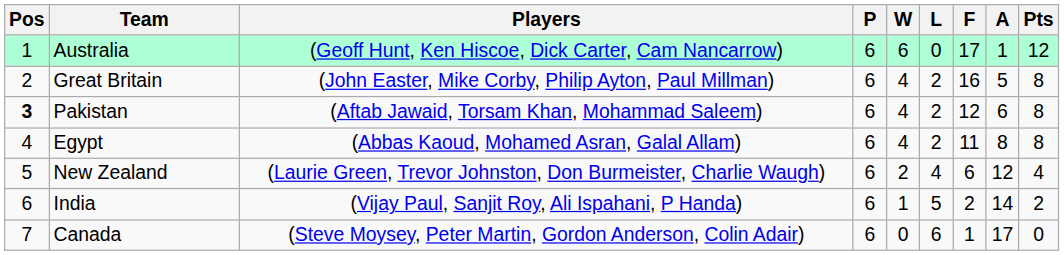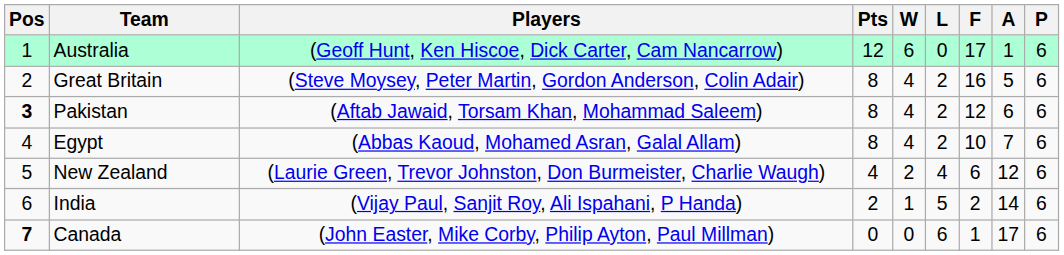columns swapped: (870, 19) <-> (1039, 19)
(546, 81) (John Easter, Mike Corby, Philip Ayton, Paul Millman) -> (546, 81) (Steve Moysey, Peter Martin, Gordon Anderson, Colin Adair)
(969, 142) 11 -> (975, 142) 10
(1002, 142) 8 -> (1008, 142) 7
(27, 234) normal -> (27, 234) bold
(546, 234) (Steve Moysey, Peter Martin, Gordon Anderson, Colin Adair) -> (546, 234) (John Easter, Mike Corby, Philip Ayton, Paul Millman)
